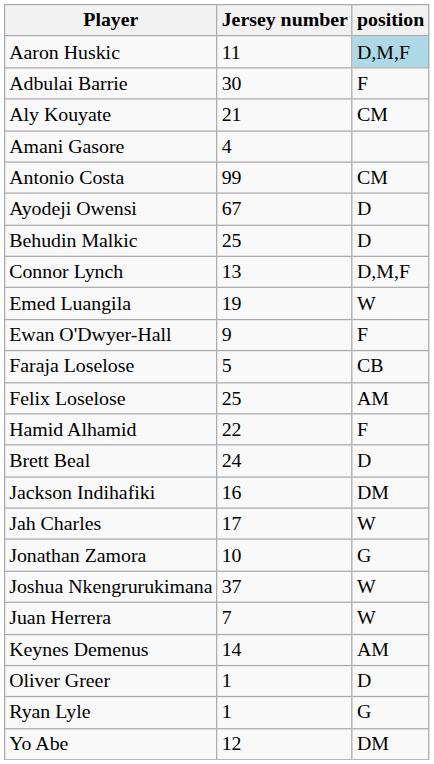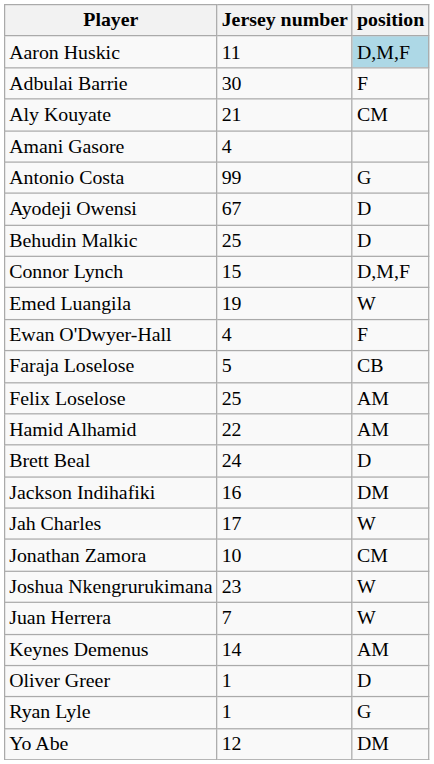(372, 177) CM -> (364, 177) G
(232, 271) 13 -> (232, 271) 15
(227, 334) 9 -> (227, 334) 4
(363, 429) F -> (373, 429) AM
(364, 555) G -> (372, 555) CM
(232, 586) 37 -> (232, 586) 23
